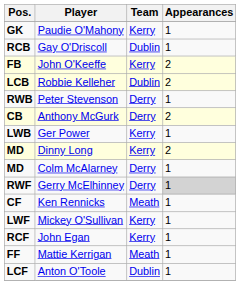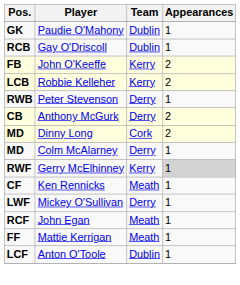(142, 30) Kerry -> (145, 30) Dublin
(145, 82) Dublin -> (142, 82) Kerry
- row: (64, 133)
(142, 151) Kerry -> (141, 133) Cork
(142, 185) Derry -> (142, 168) Kerry
(142, 220) Kerry -> (142, 202) Derry
(142, 237) Kerry -> (144, 220) Meath
